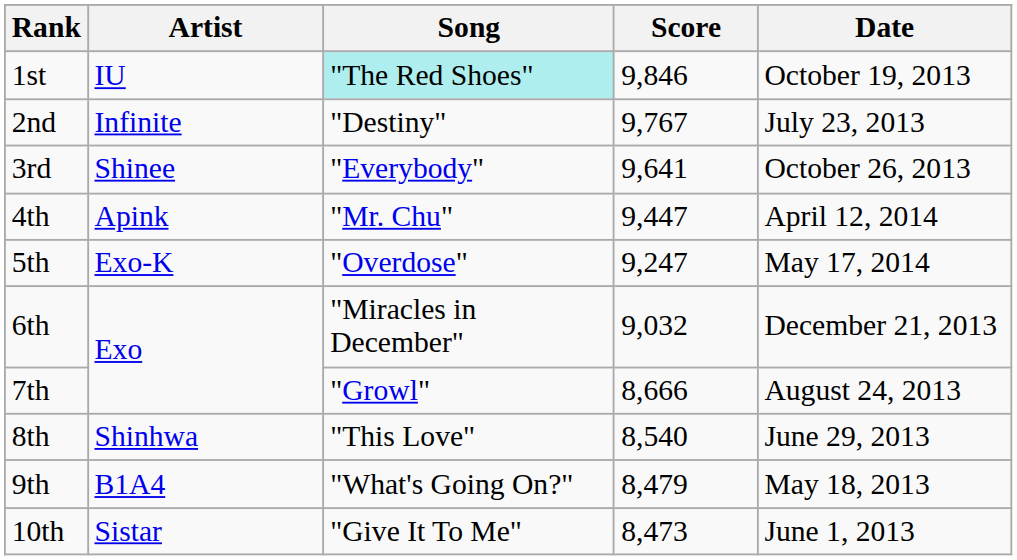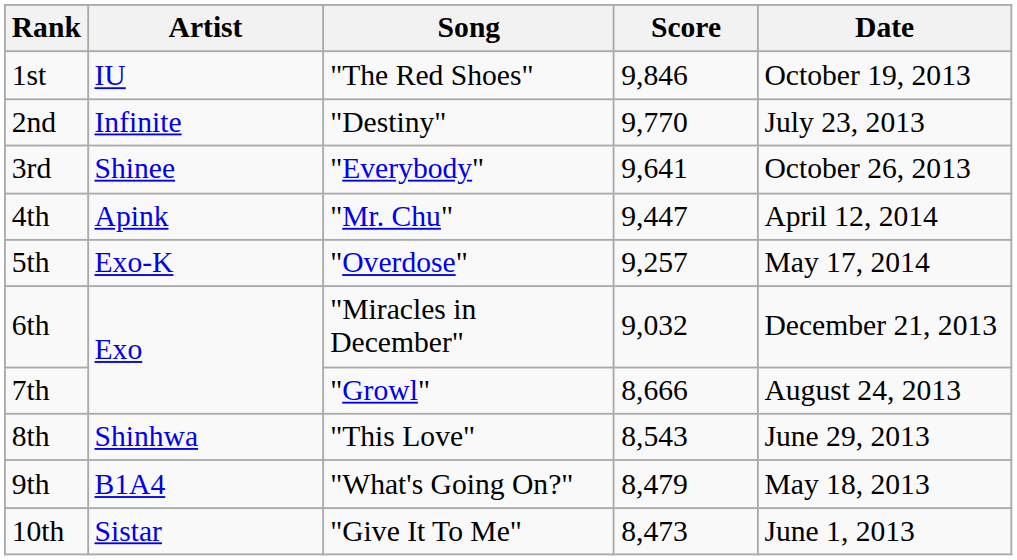(432, 74) paleturquoise background -> (432, 74) no background
(655, 121) 9,767 -> (655, 121) 9,770
(655, 262) 9,247 -> (655, 262) 9,257
(655, 436) 8,540 -> (655, 436) 8,543
